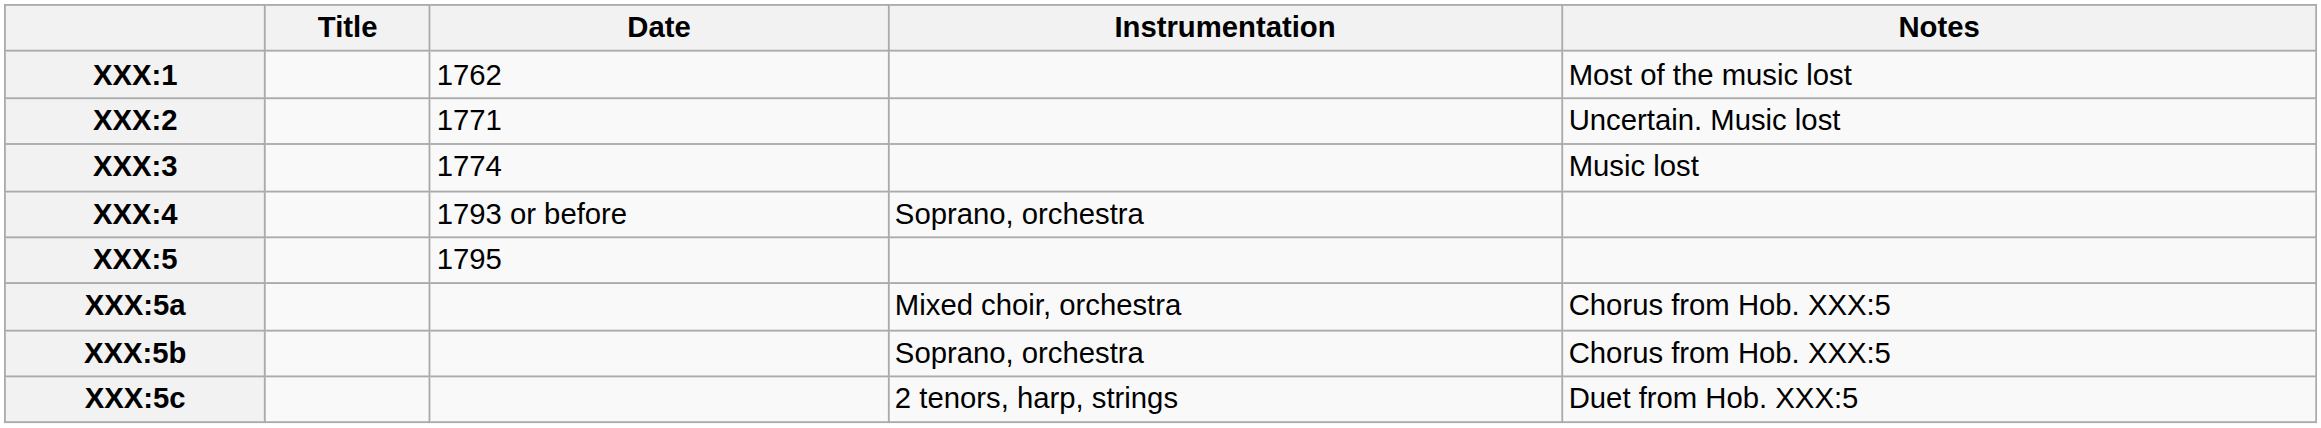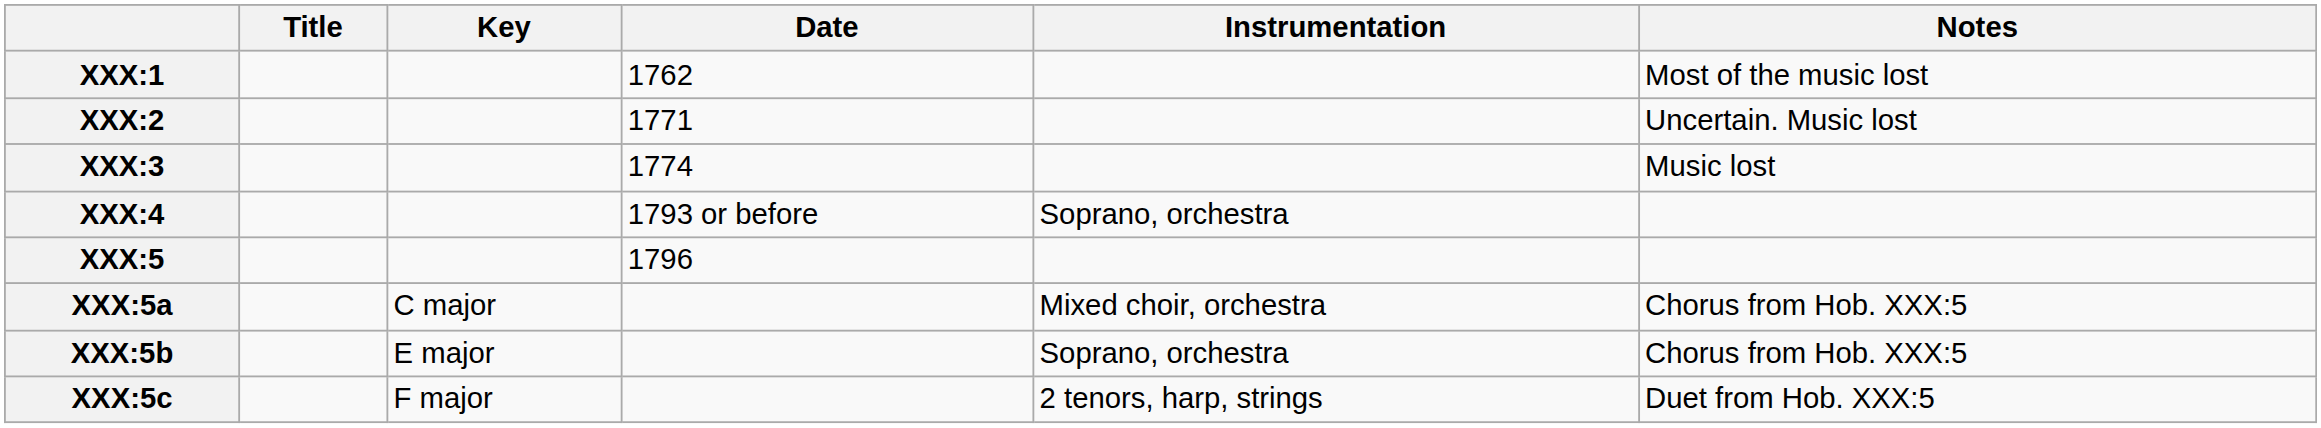+ column: (504, 27)
(469, 259) 1795 -> (660, 259) 1796
